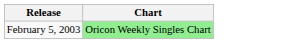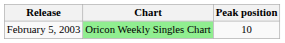+ column: (247, 13)
